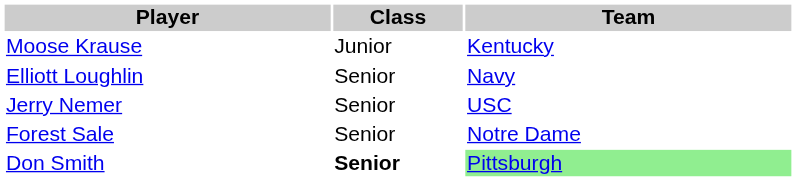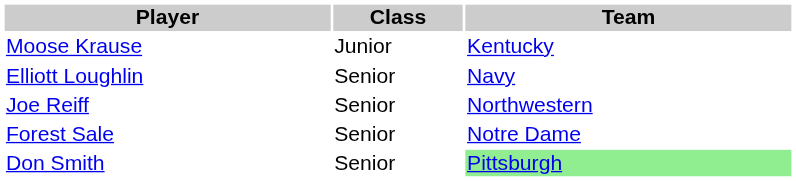- row: (64, 104)
+ row: (47, 104)
(367, 162) bold -> (365, 162) normal
